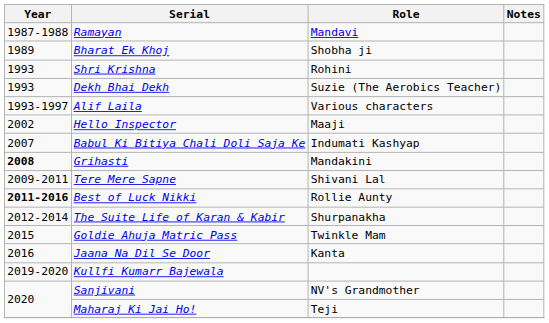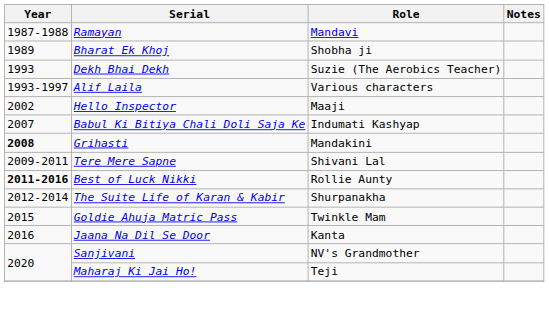- row: (115, 69)
- row: (149, 272)
